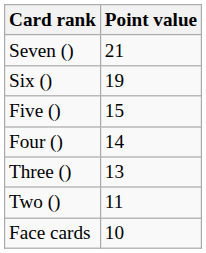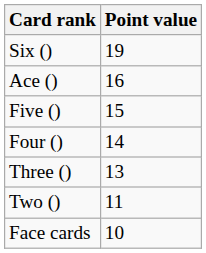- row: (41, 50)
+ row: (33, 80)
